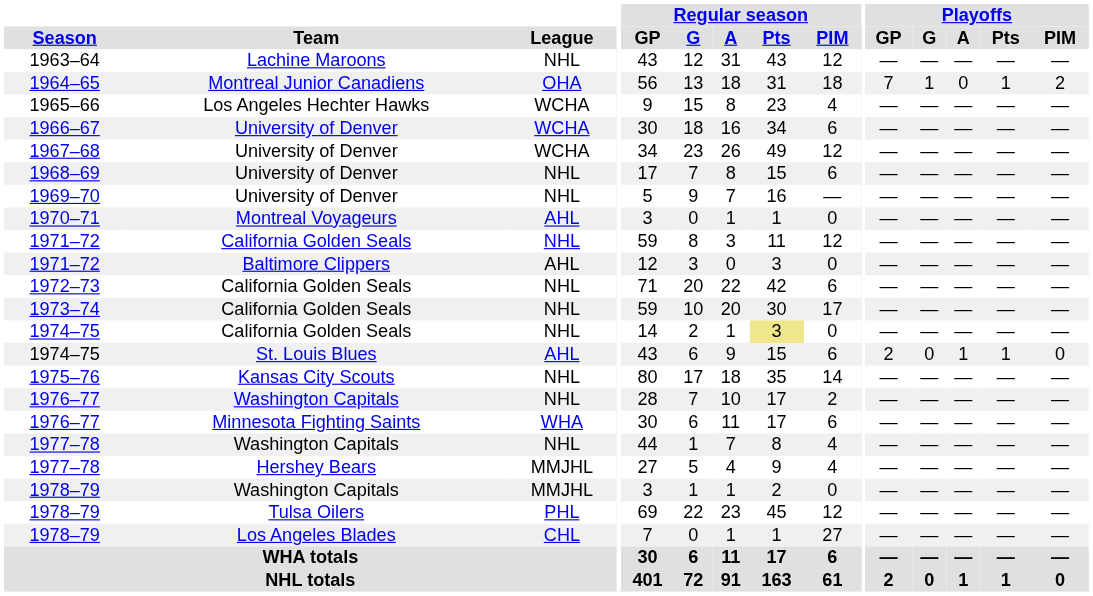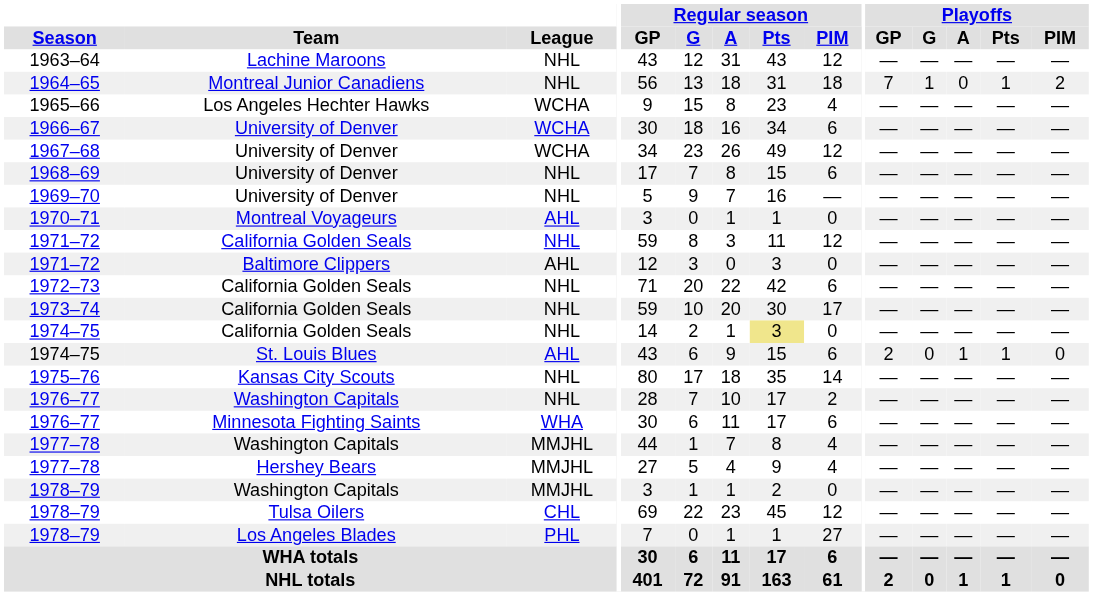(562, 83) OHA -> (562, 83) NHL
(562, 444) NHL -> (562, 444) MMJHL
(562, 512) PHL -> (562, 512) CHL
(562, 535) CHL -> (562, 535) PHL
